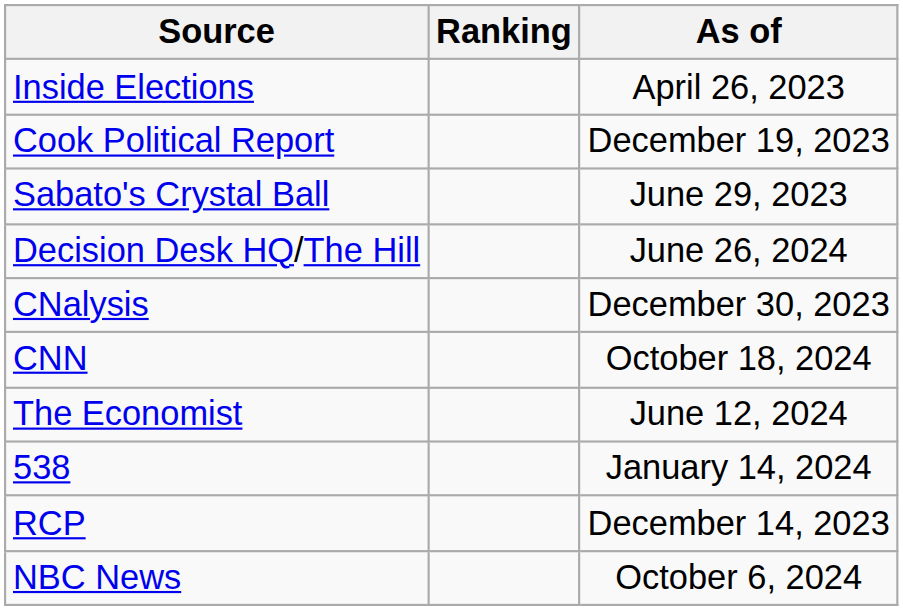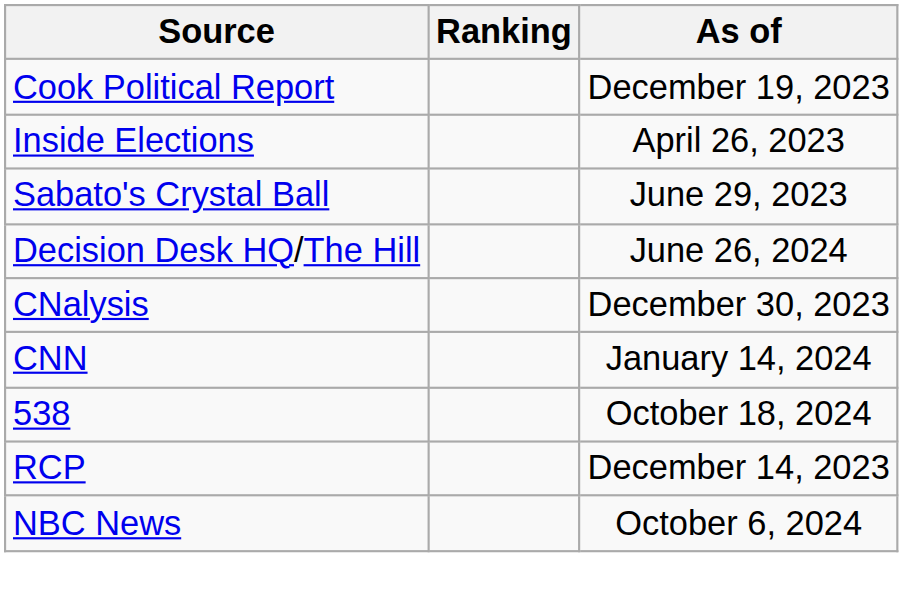rows swapped: (174, 140) <-> (133, 86)
(739, 359) October 18, 2024 -> (739, 359) January 14, 2024
- row: (128, 413)
(739, 468) January 14, 2024 -> (739, 413) October 18, 2024
